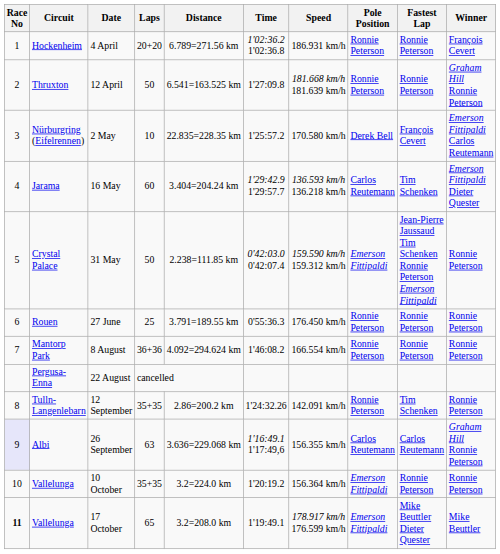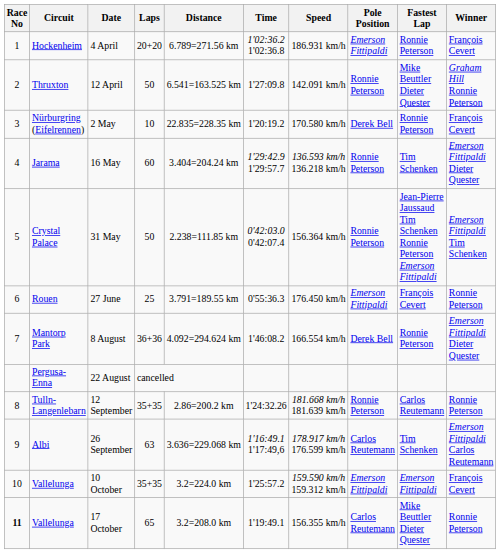(367, 45) Ronnie Peterson -> (369, 45) Emerson Fittipaldi
(319, 84) 181.668 km/h 181.639 km/h -> (319, 84) 142.091 km/h
(416, 84) Ronnie Peterson -> (415, 84) Mike Beuttler Dieter Quester
(266, 135) 1'25:57.2 -> (266, 123) 1'20:19.2
(416, 135) François Cevert -> (416, 123) Ronnie Peterson
(471, 135) Emerson Fittipaldi Carlos Reutemann -> (466, 123) François Cevert
(373, 186) Carlos Reutemann -> (367, 163) Ronnie Peterson
(319, 259) 159.590 km/h 159.312 km/h -> (319, 236) 156.364 km/h
(369, 259) Emerson Fittipaldi -> (367, 236) Ronnie Peterson
(466, 259) Ronnie Peterson -> (468, 236) Emerson Fittipaldi Tim Schenken
(367, 322) Ronnie Peterson -> (369, 299) Emerson Fittipaldi
(416, 322) Ronnie Peterson -> (416, 299) François Cevert
(367, 349) Ronnie Peterson -> (372, 338) Derek Bell
(466, 349) Ronnie Peterson -> (467, 338) Emerson Fittipaldi Dieter Quester
(319, 405) 142.091 km/h -> (319, 405) 181.668 km/h 181.639 km/h
(419, 405) Tim Schenken -> (422, 405) Carlos Reutemann
(17, 444) lavender background -> (17, 444) no background
(319, 444) 156.355 km/h -> (319, 444) 178.917 km/h 176.599 km/h
(422, 444) Carlos Reutemann -> (419, 444) Tim Schenken
(466, 444) Graham Hill Ronnie Peterson -> (471, 444) Emerson Fittipaldi Carlos Reutemann
(266, 483) 1'20:19.2 -> (266, 483) 1'25:57.2
(319, 483) 156.364 km/h -> (319, 483) 159.590 km/h 159.312 km/h
(416, 483) Ronnie Peterson -> (418, 483) Emerson Fittipaldi
(466, 483) Ronnie Peterson -> (466, 483) François Cevert
(319, 522) 178.917 km/h 176.599 km/h -> (319, 522) 156.355 km/h
(369, 522) Emerson Fittipaldi -> (373, 522) Carlos Reutemann
(465, 522) Mike Beuttler -> (466, 522) Ronnie Peterson
